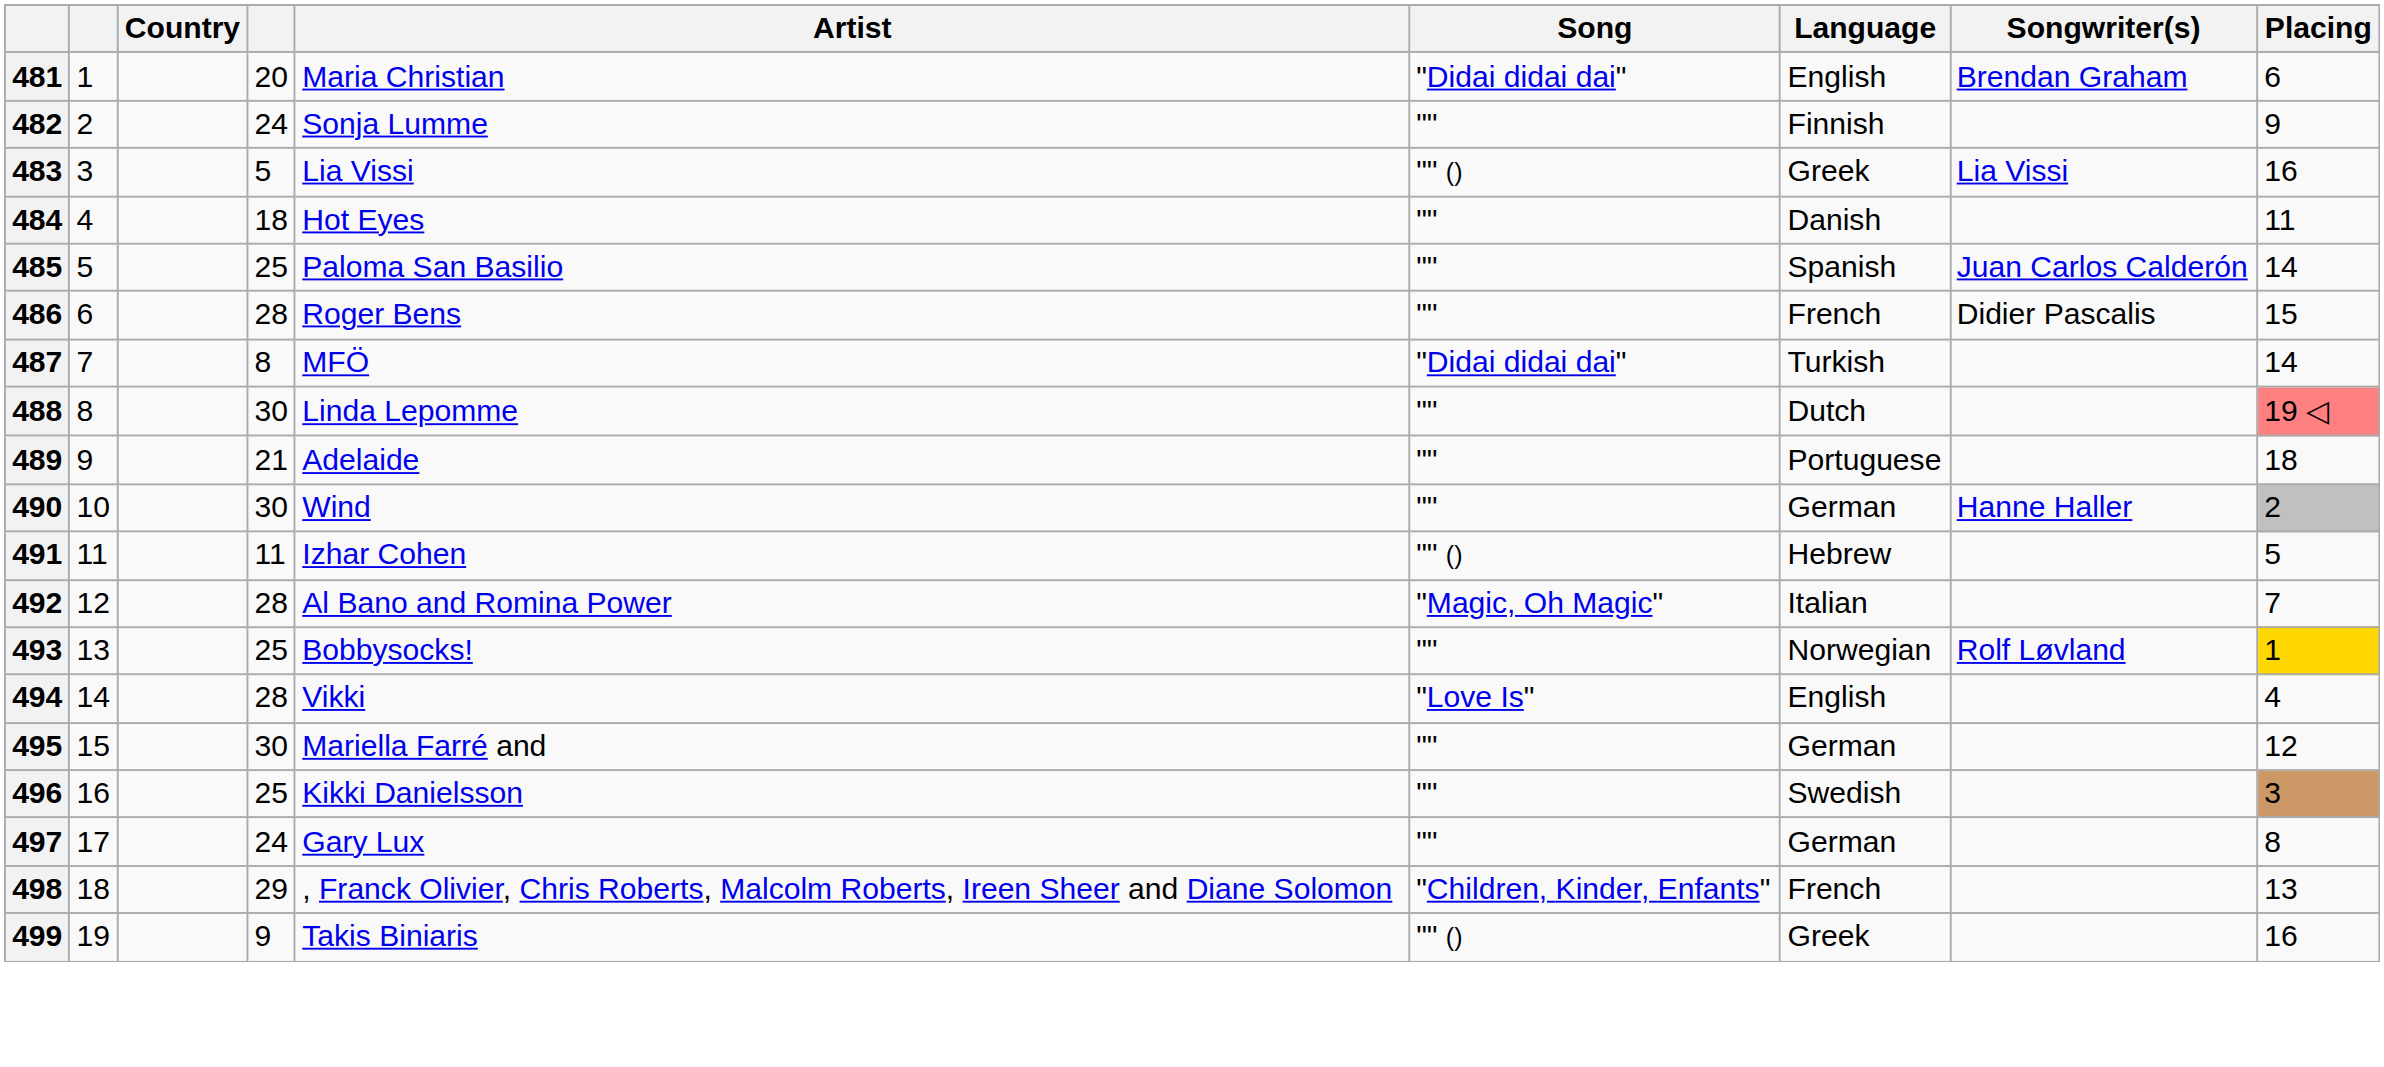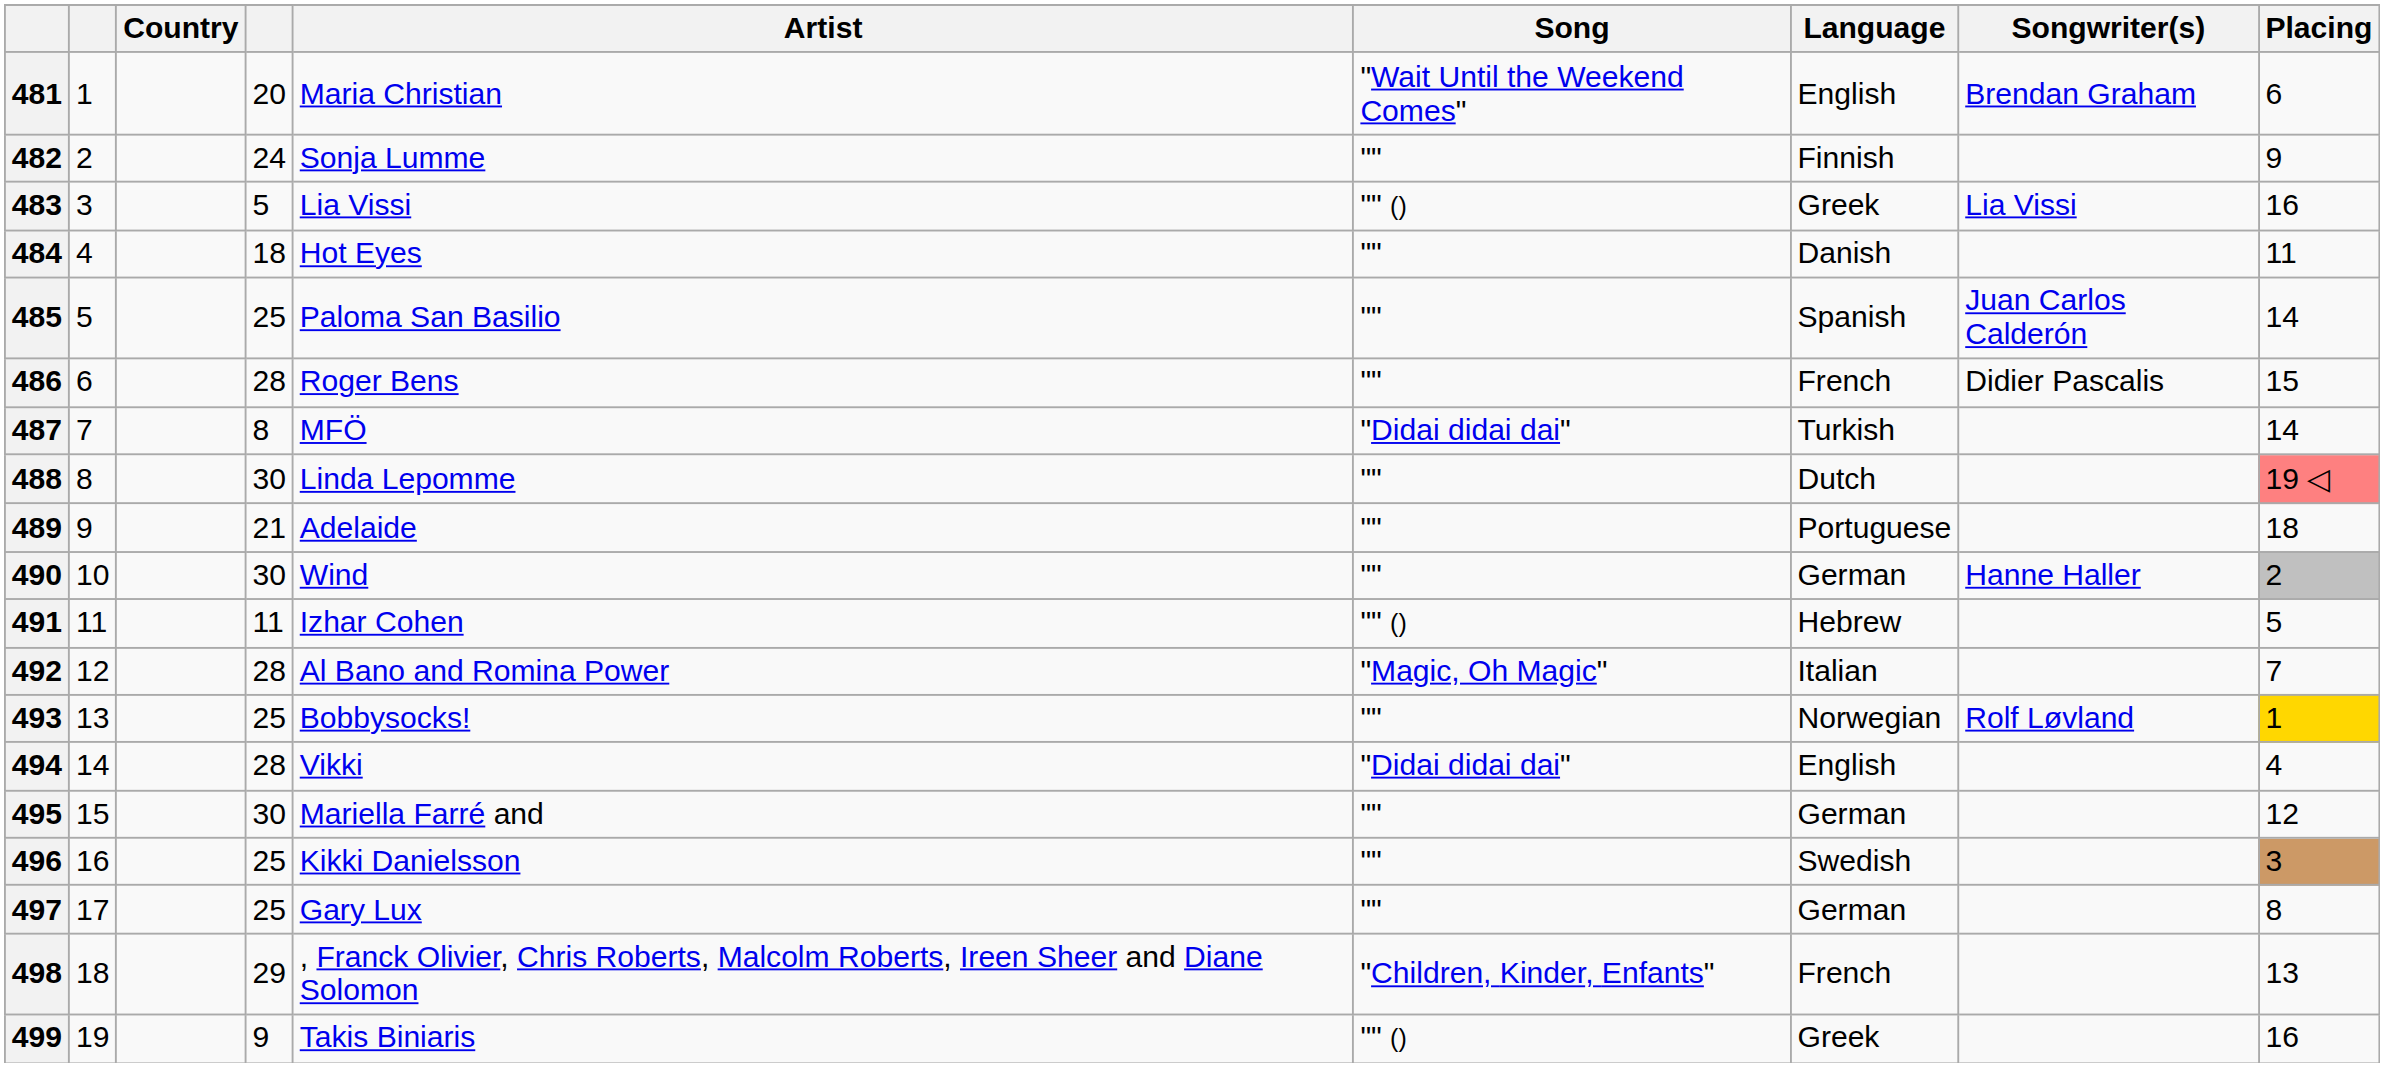(1521, 76) "Didai didai dai" -> (1522, 92) "Wait Until the Weekend Comes"
(1475, 698) "Love Is" -> (1466, 765) "Didai didai dai"
(271, 841) 24 -> (269, 908) 25
